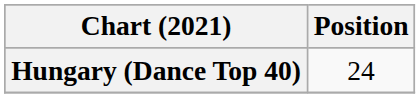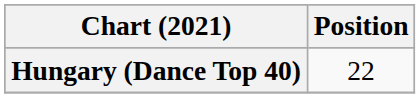(361, 69) 24 -> (361, 69) 22
